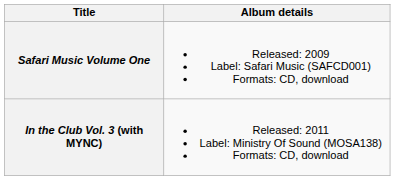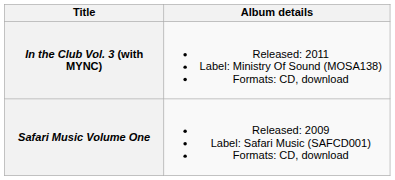rows swapped: (84, 60) <-> (84, 137)
